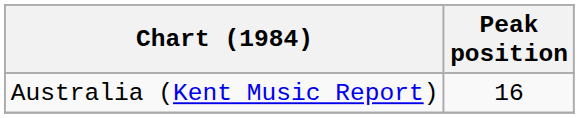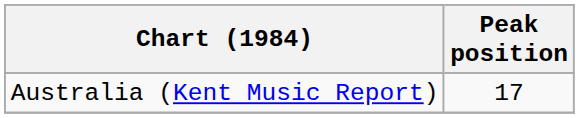(509, 93) 16 -> (509, 93) 17
